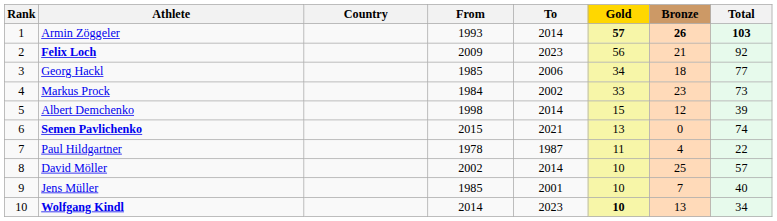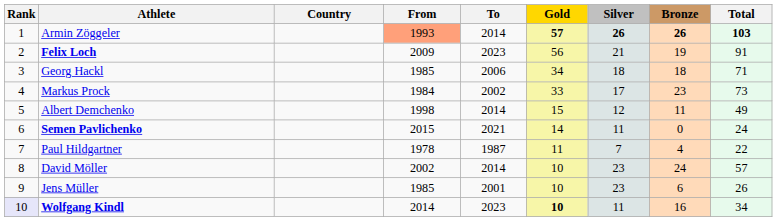+ column: (619, 14)
(470, 33) no background -> (422, 33) lightsalmon background
(680, 52) 21 -> (680, 52) 19
(741, 52) 92 -> (741, 52) 91
(741, 71) 77 -> (741, 71) 71
(680, 110) 12 -> (680, 110) 11
(741, 110) 39 -> (741, 110) 49
(619, 129) 13 -> (557, 129) 14
(741, 129) 74 -> (741, 129) 24
(680, 168) 25 -> (680, 168) 24
(680, 187) 7 -> (680, 187) 6
(741, 187) 40 -> (741, 187) 26
(21, 206) no background -> (21, 206) lavender background
(680, 206) 13 -> (680, 206) 16
